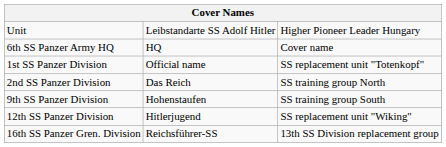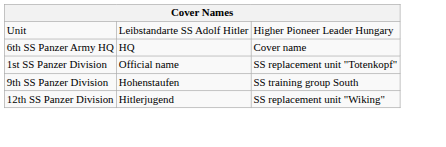- row: (59, 82)
- row: (74, 133)
